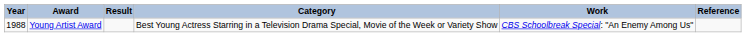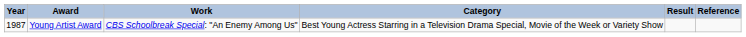columns swapped: (597, 12) <-> (119, 12)
(16, 25) 1988 -> (16, 25) 1987
